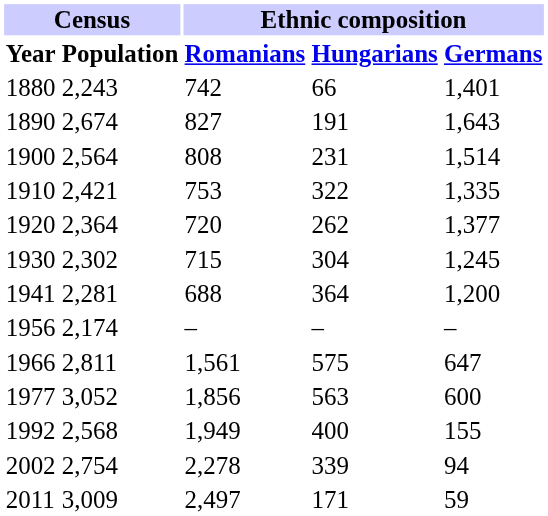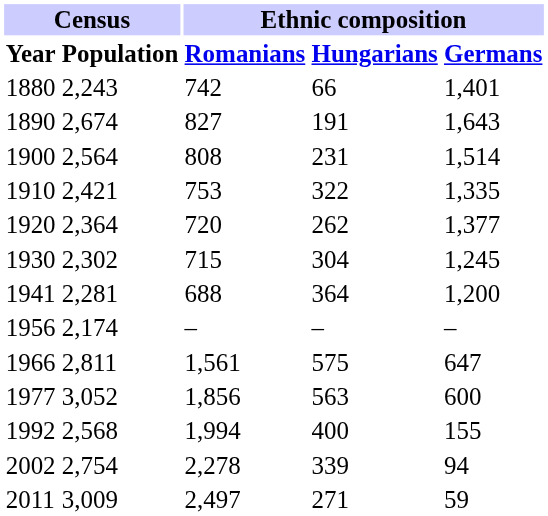(213, 431) 1,949 -> (213, 431) 1,994
(330, 499) 171 -> (330, 499) 271
